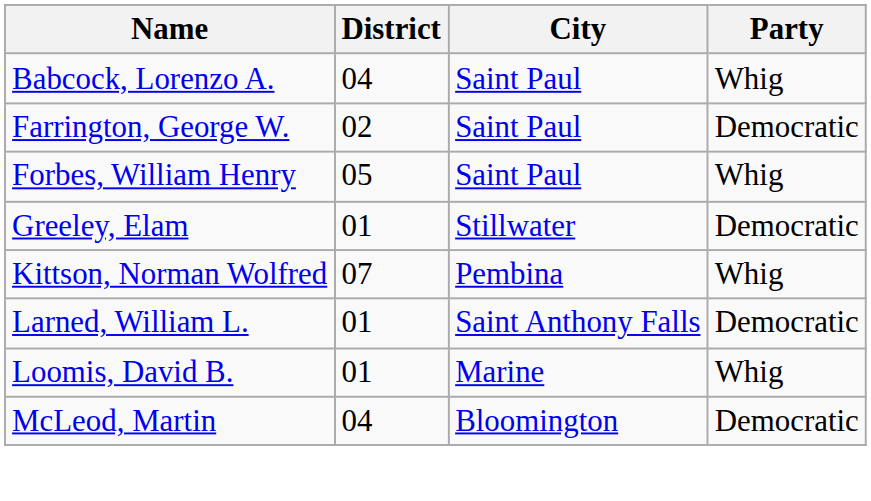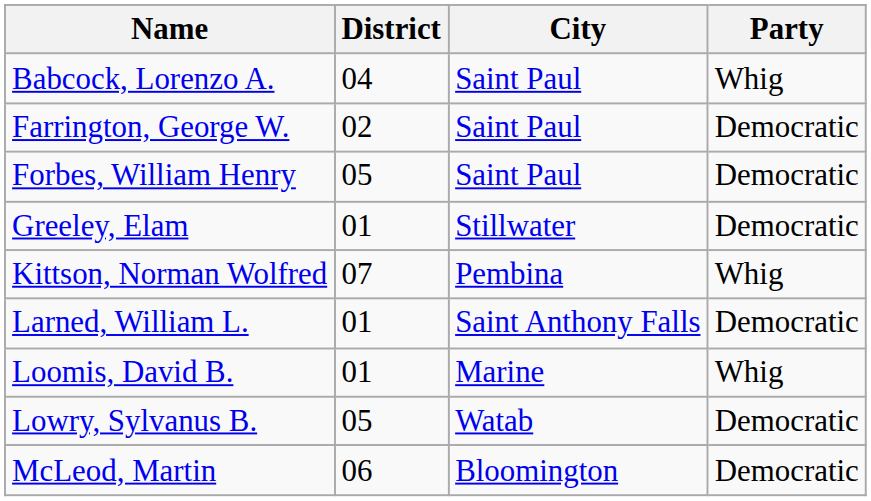(749, 175) Whig -> (787, 175) Democratic
+ row: (135, 420)
(357, 420) 04 -> (357, 469) 06
